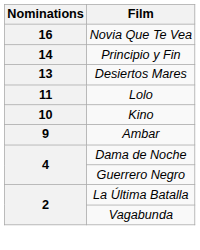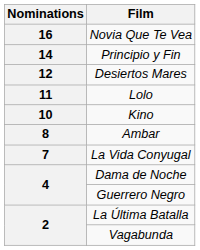(46, 74) 13 -> (46, 74) 12
(46, 134) 9 -> (46, 134) 8
+ row: (141, 154)
